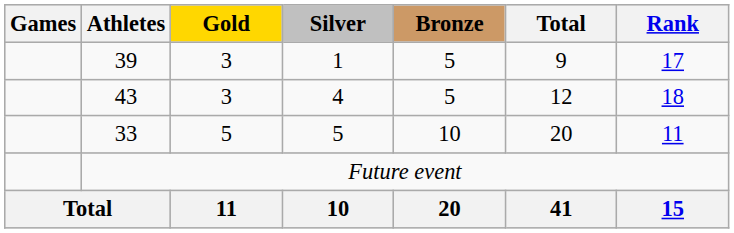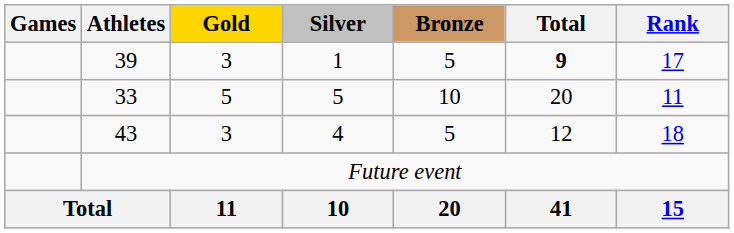(561, 60) normal -> (561, 60) bold
rows swapped: (126, 134) <-> (126, 97)
